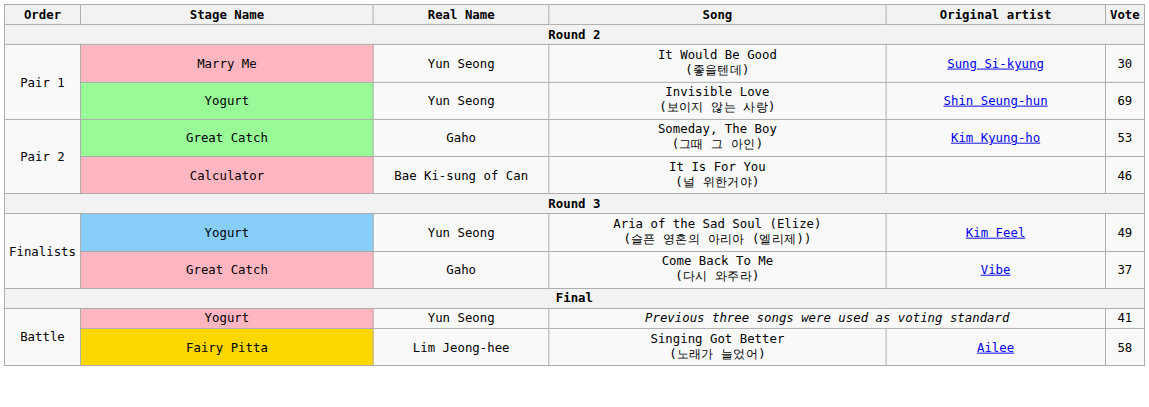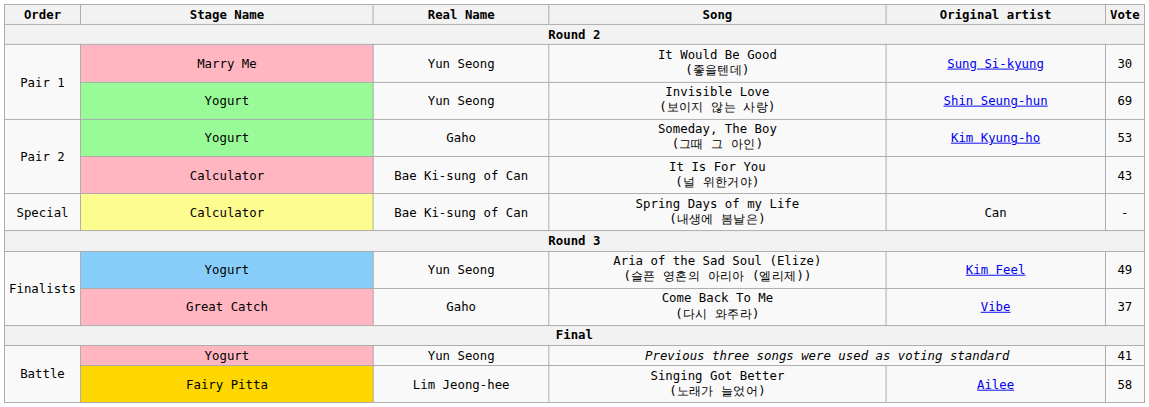(227, 138) Great Catch -> (227, 138) Yogurt
(1125, 175) 46 -> (1125, 175) 43
+ row: (717, 211)
